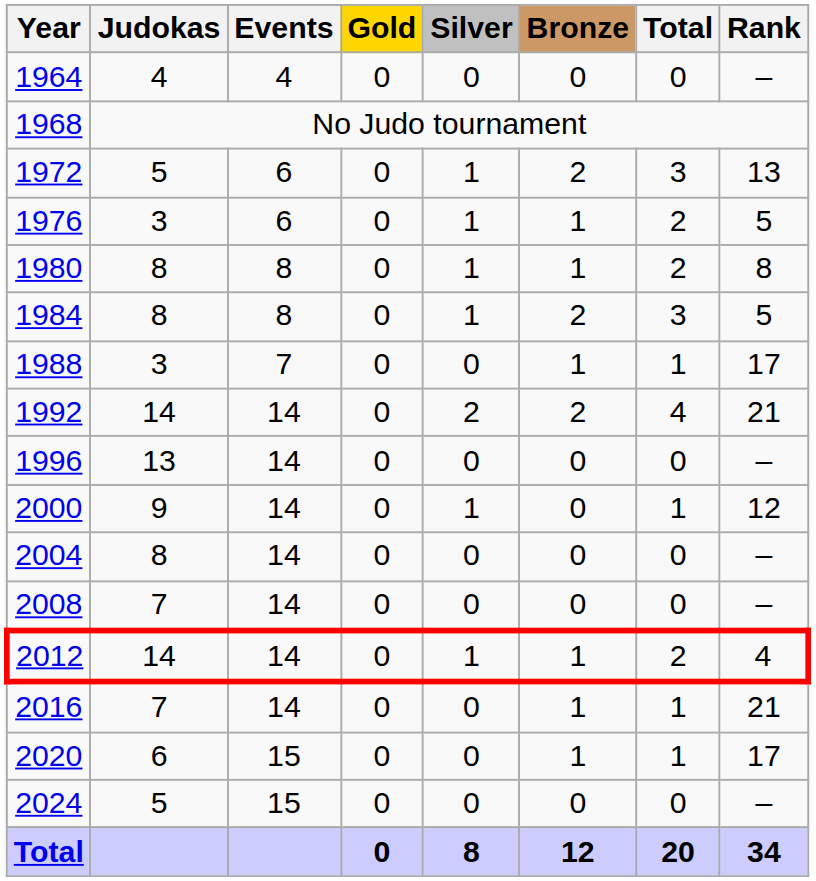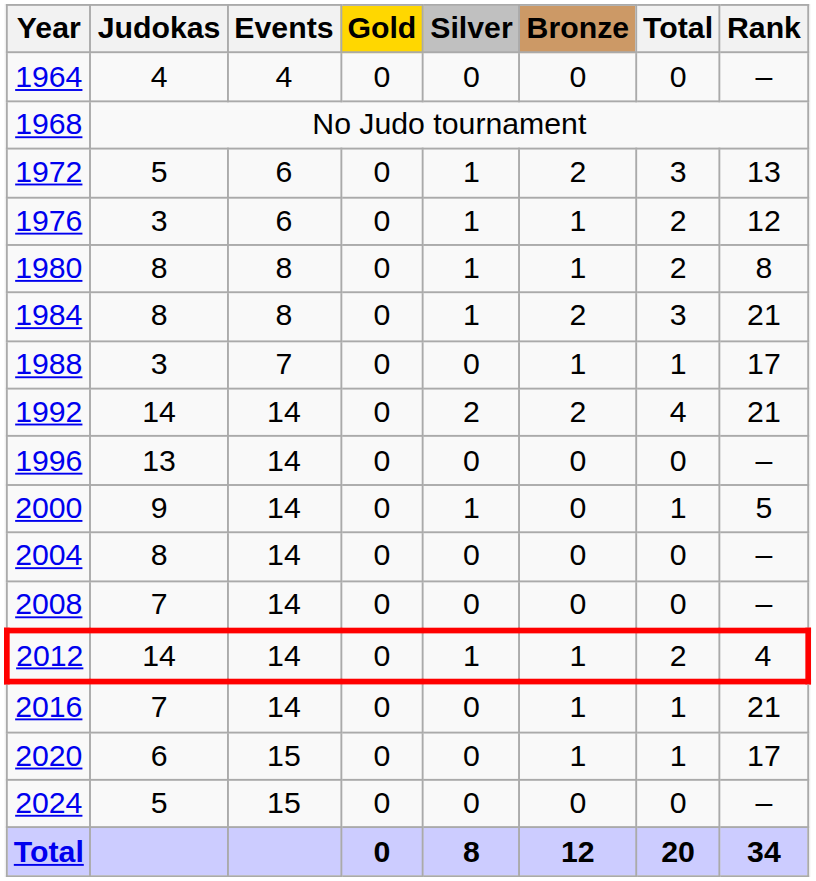(764, 220) 5 -> (764, 220) 12
(764, 316) 5 -> (764, 316) 21
(764, 508) 12 -> (764, 508) 5
